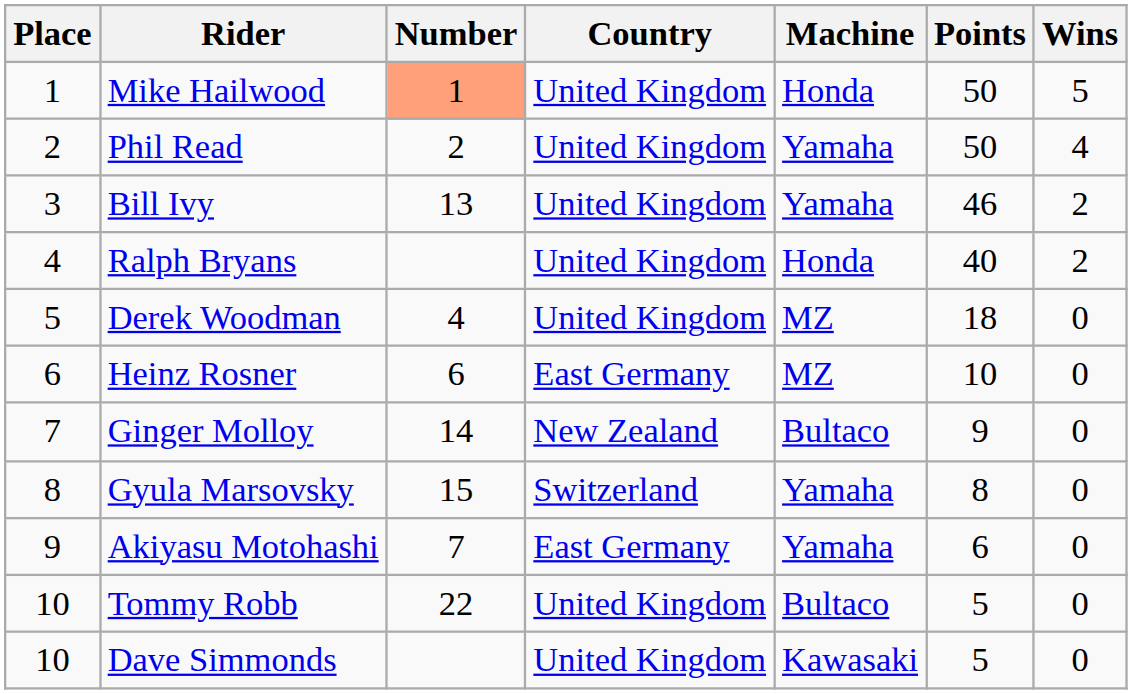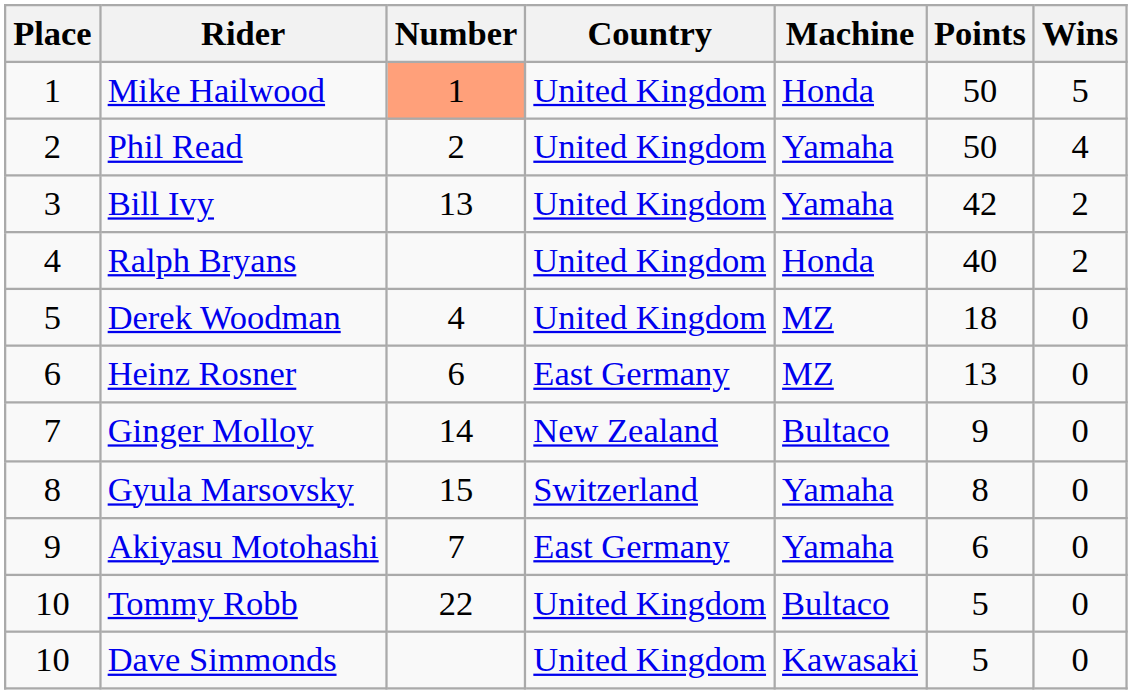(980, 203) 46 -> (980, 203) 42
(980, 374) 10 -> (980, 374) 13
